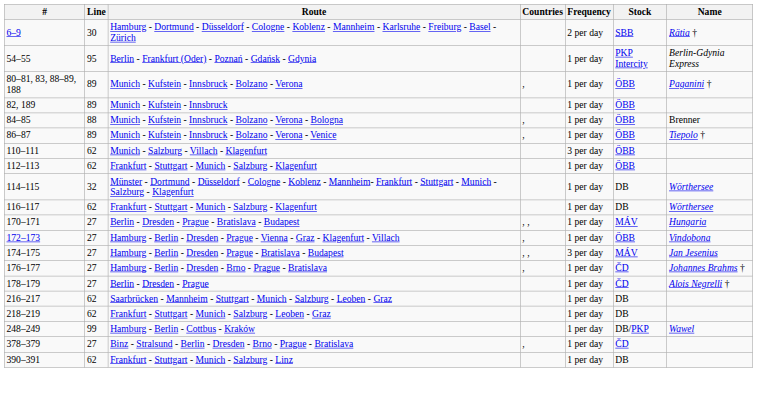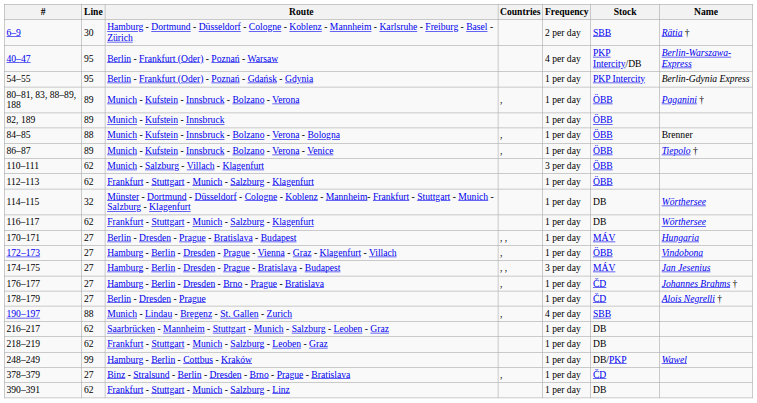+ row: (19, 58)
+ row: (23, 314)
